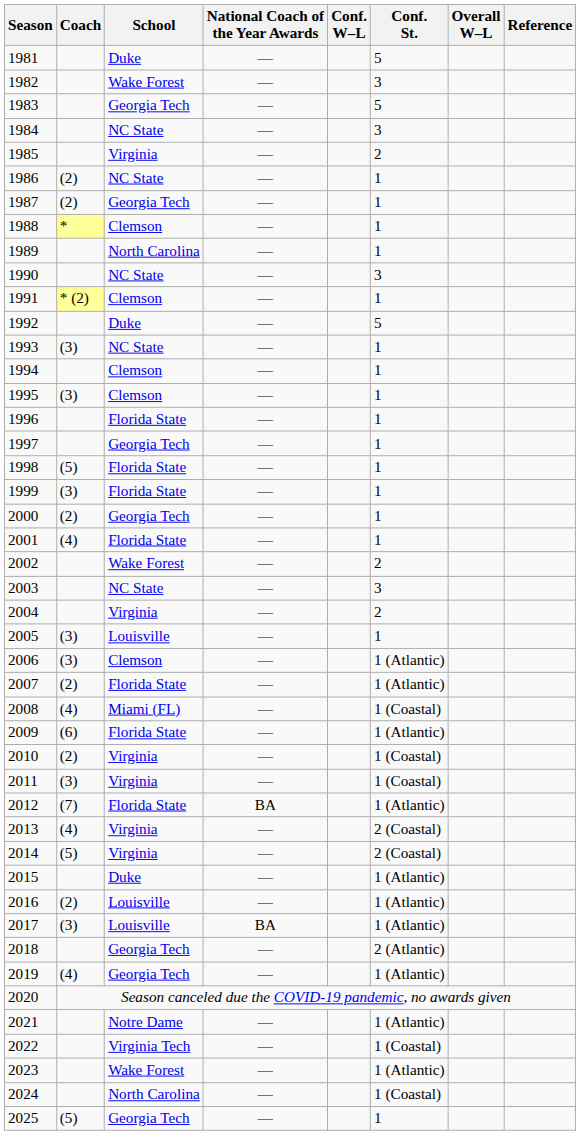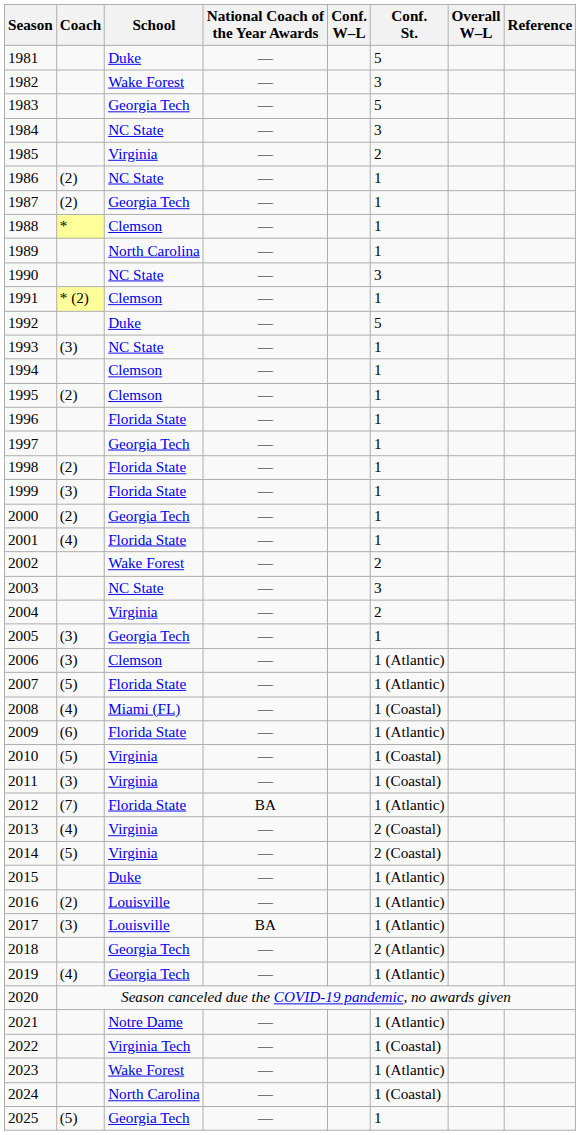(69, 395) (3) -> (69, 395) (2)
(69, 467) (5) -> (69, 467) (2)
(139, 636) Louisville -> (149, 636) Georgia Tech
(69, 684) (2) -> (69, 684) (5)
(69, 756) (2) -> (69, 756) (5)
